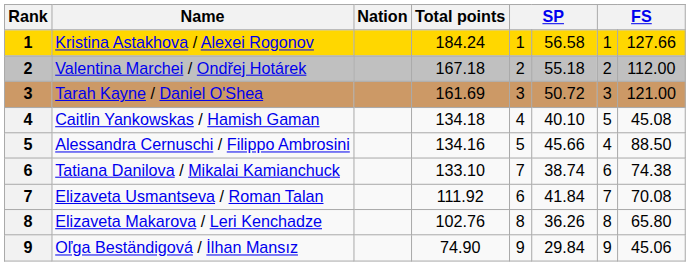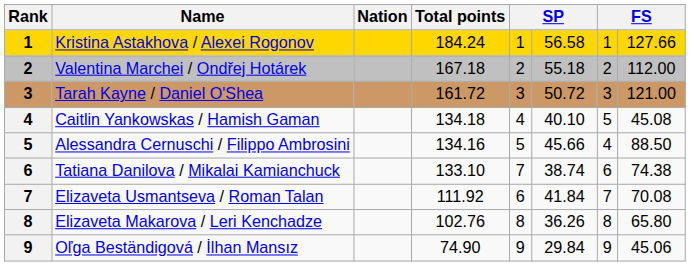(460, 94) 161.69 -> (460, 94) 161.72
